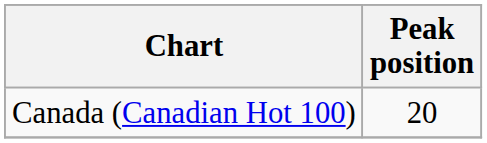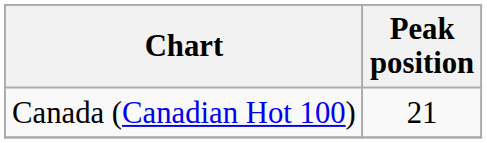(422, 112) 20 -> (422, 112) 21
